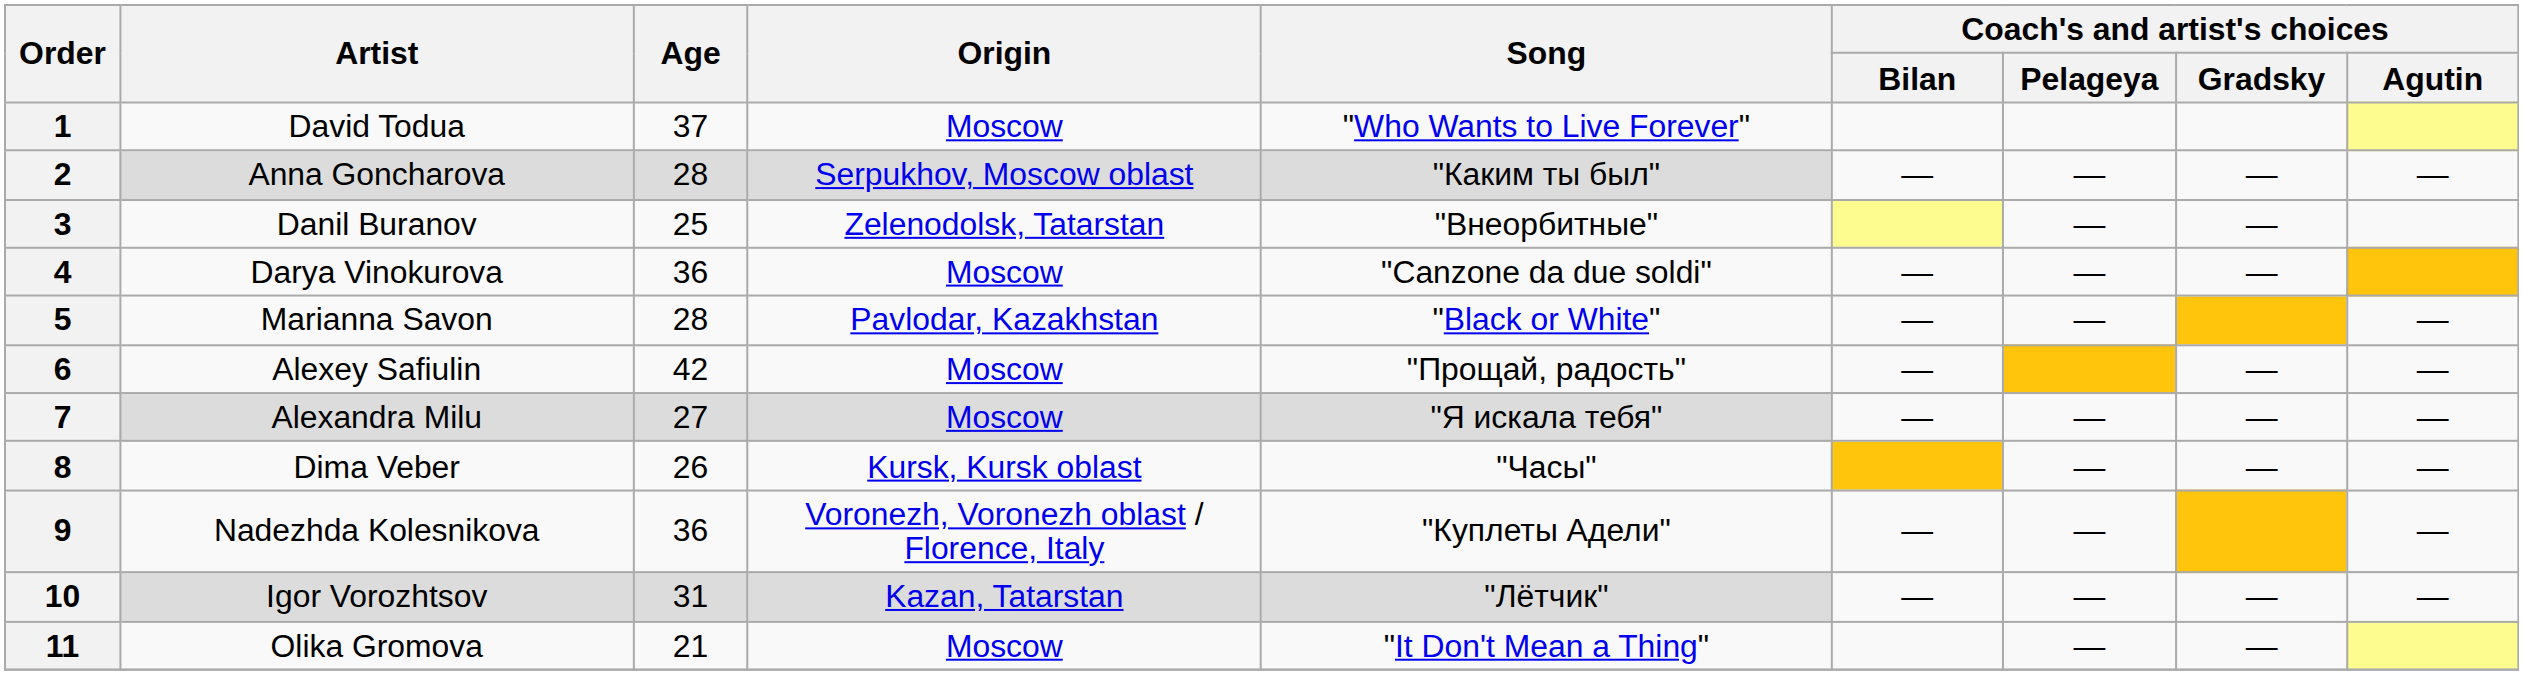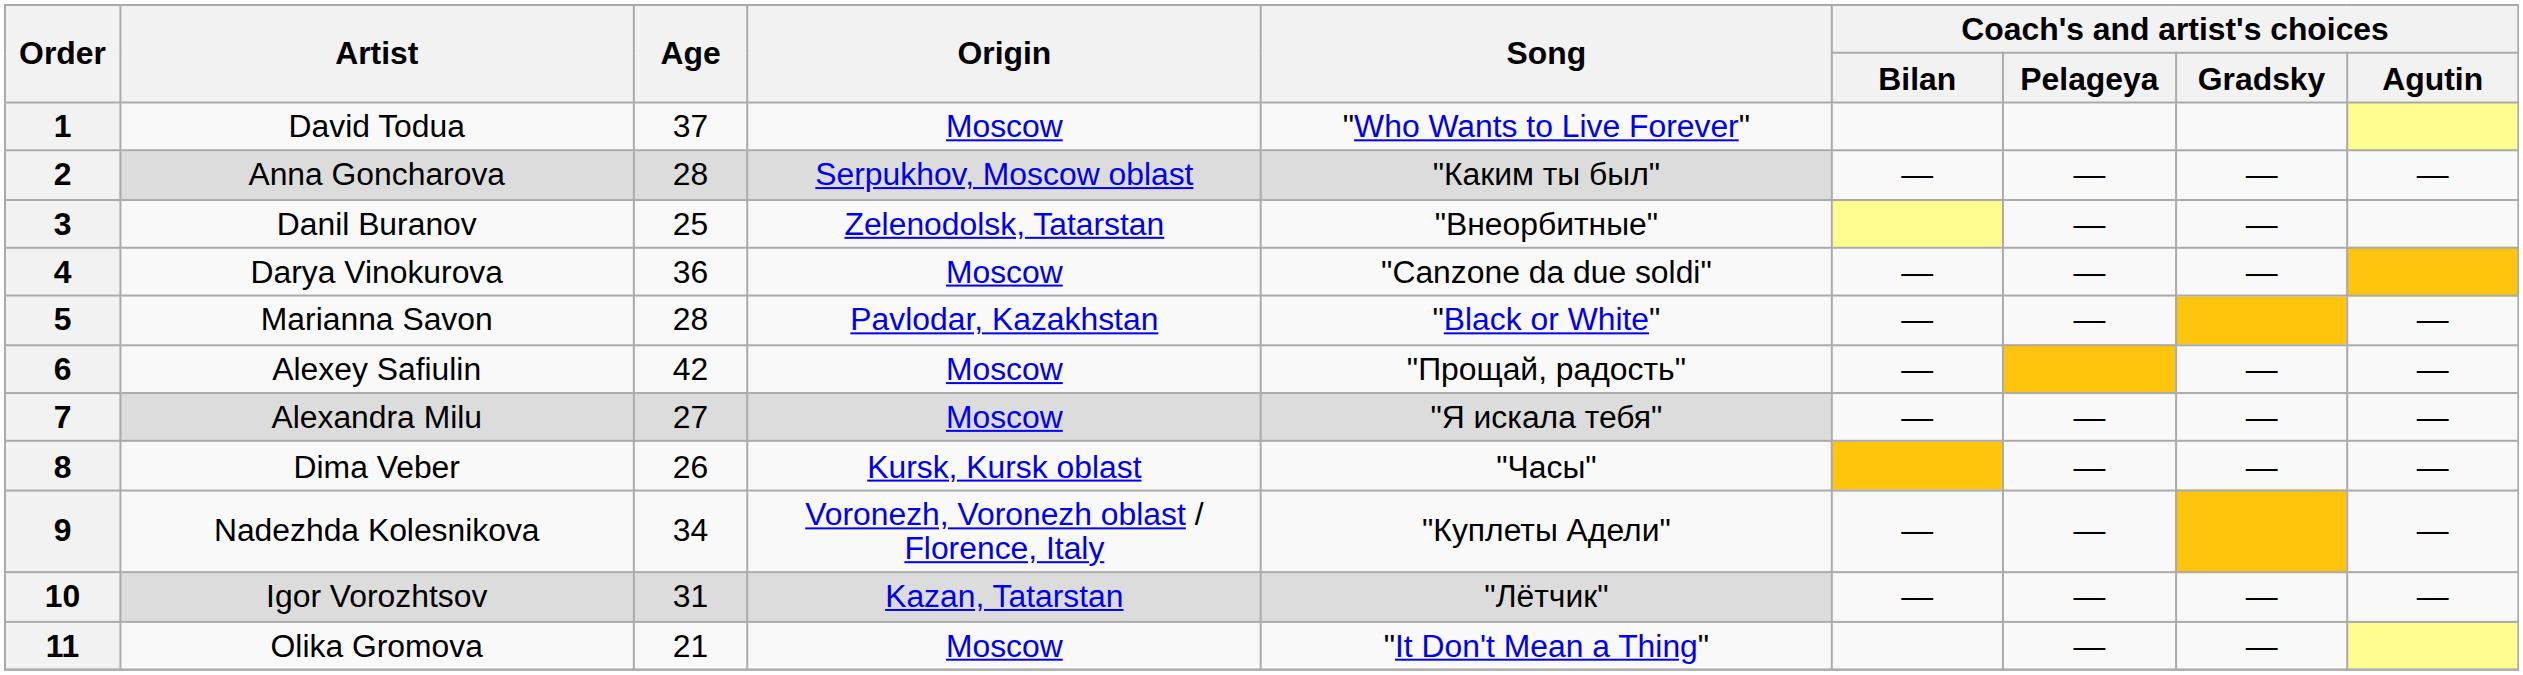(691, 531) 36 -> (691, 531) 34
